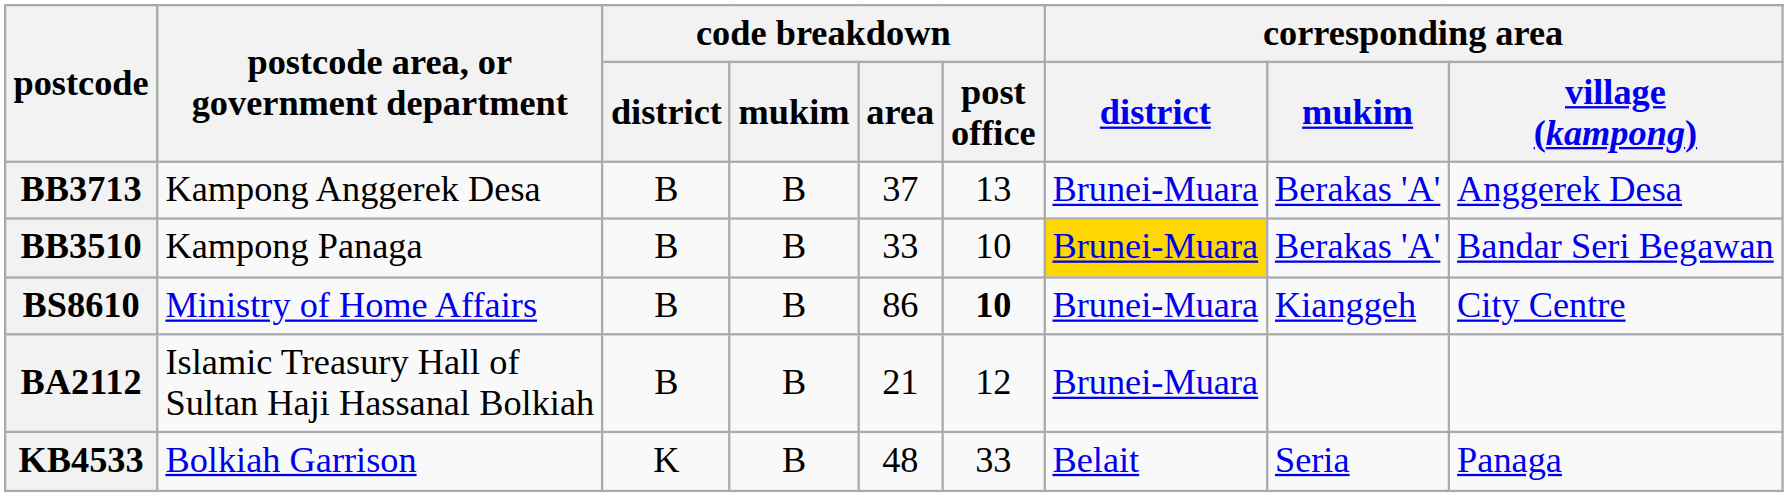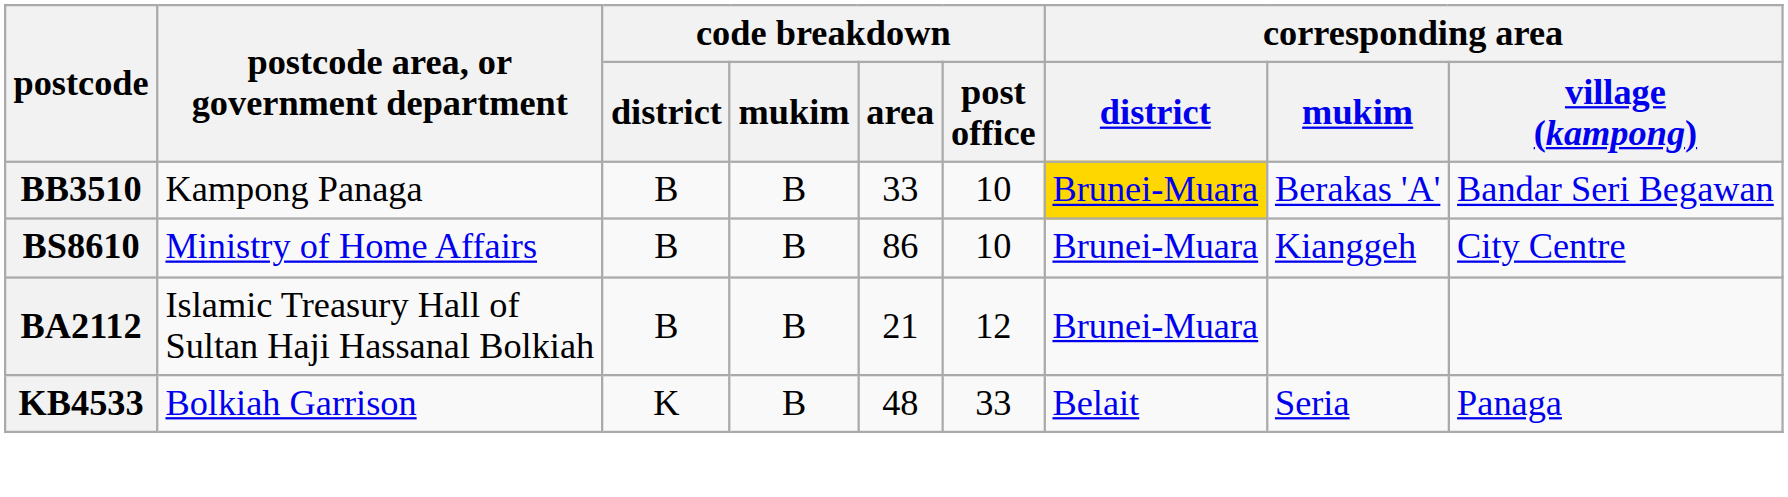- row: (81, 189)
(993, 304) bold -> (993, 246) normal
